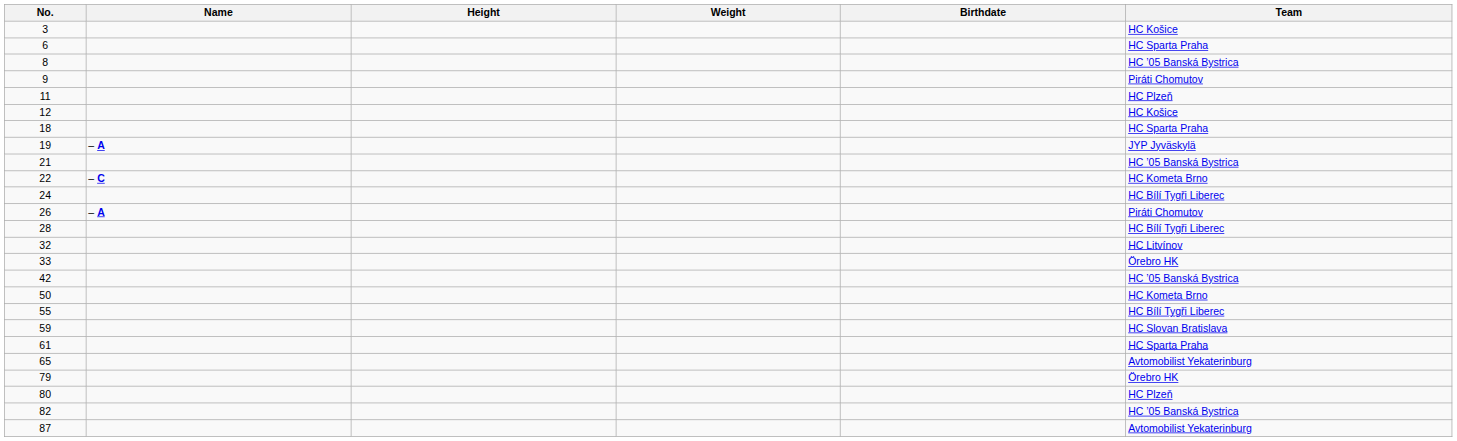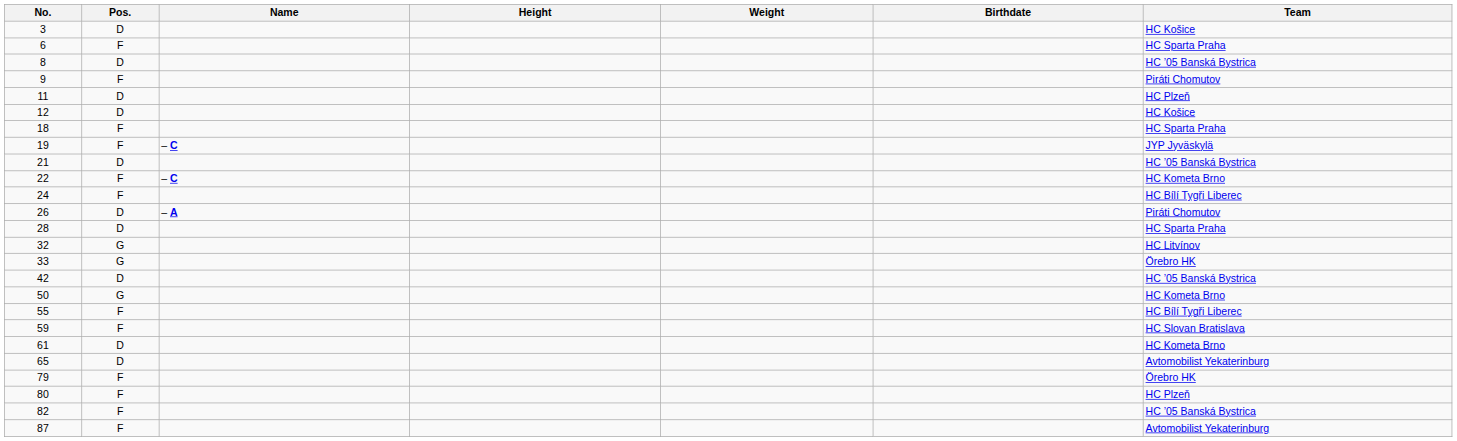+ column: (120, 13)
(97, 146) – A -> (169, 146) – C
(1176, 229) HC Bílí Tygři Liberec -> (1186, 229) HC Sparta Praha
(1168, 345) HC Sparta Praha -> (1185, 345) HC Kometa Brno
